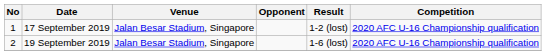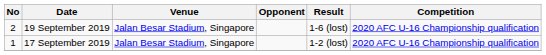rows swapped: (67, 27) <-> (67, 43)
